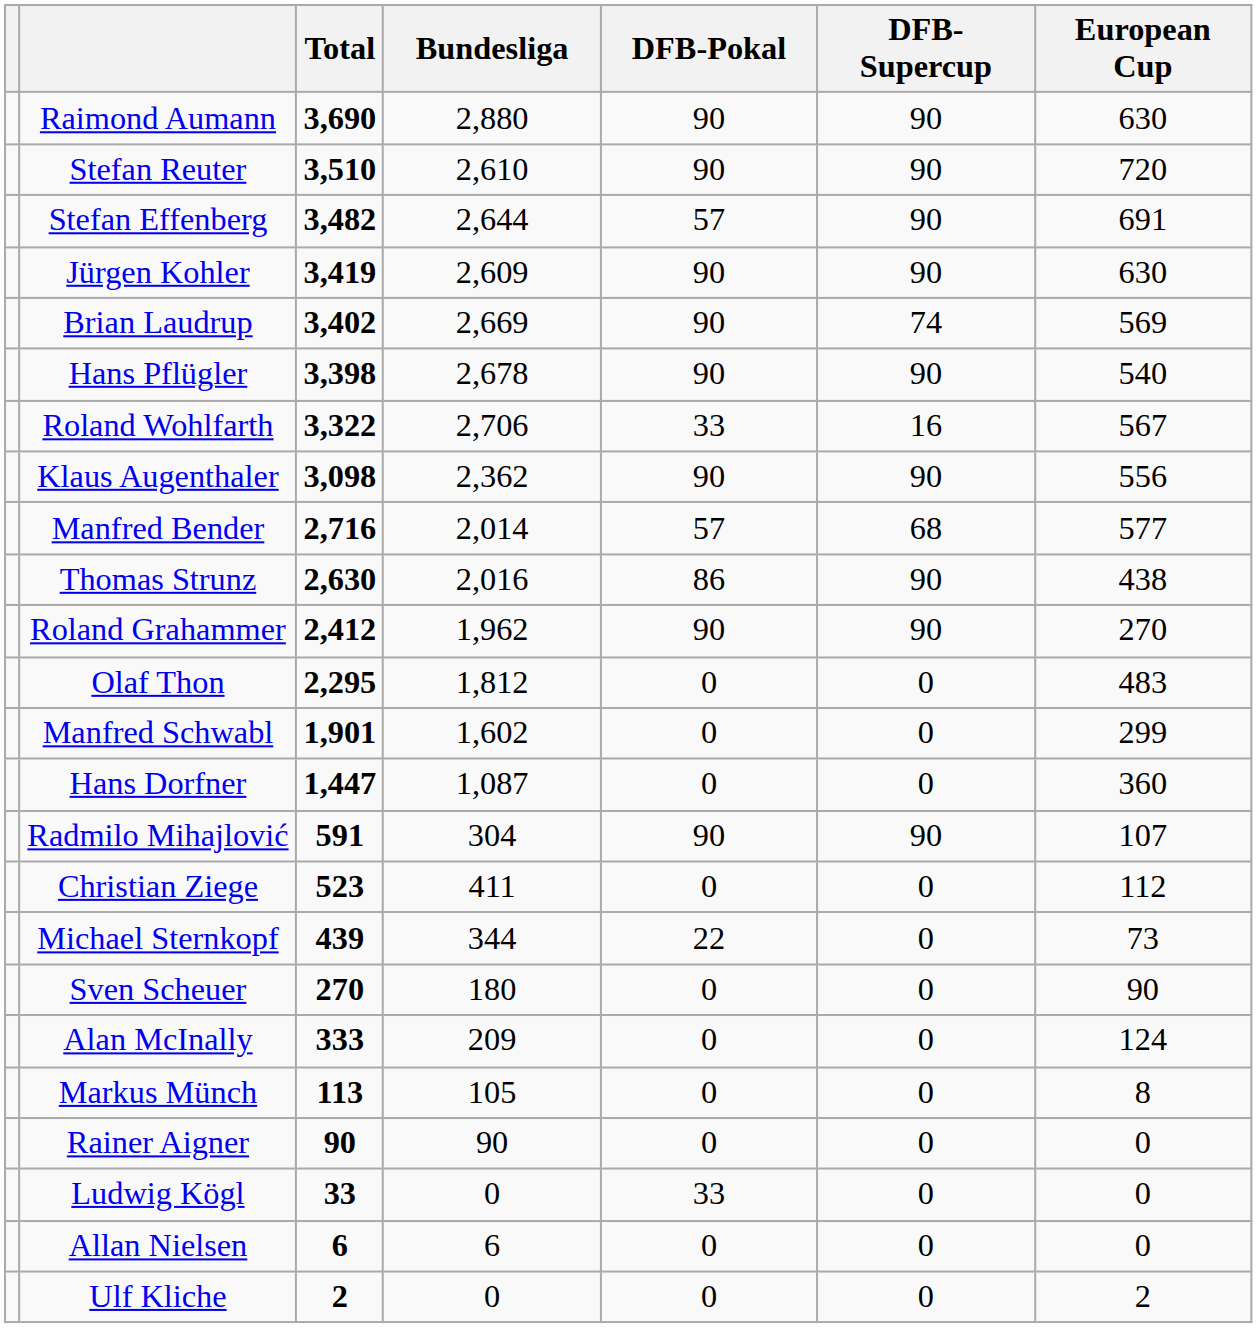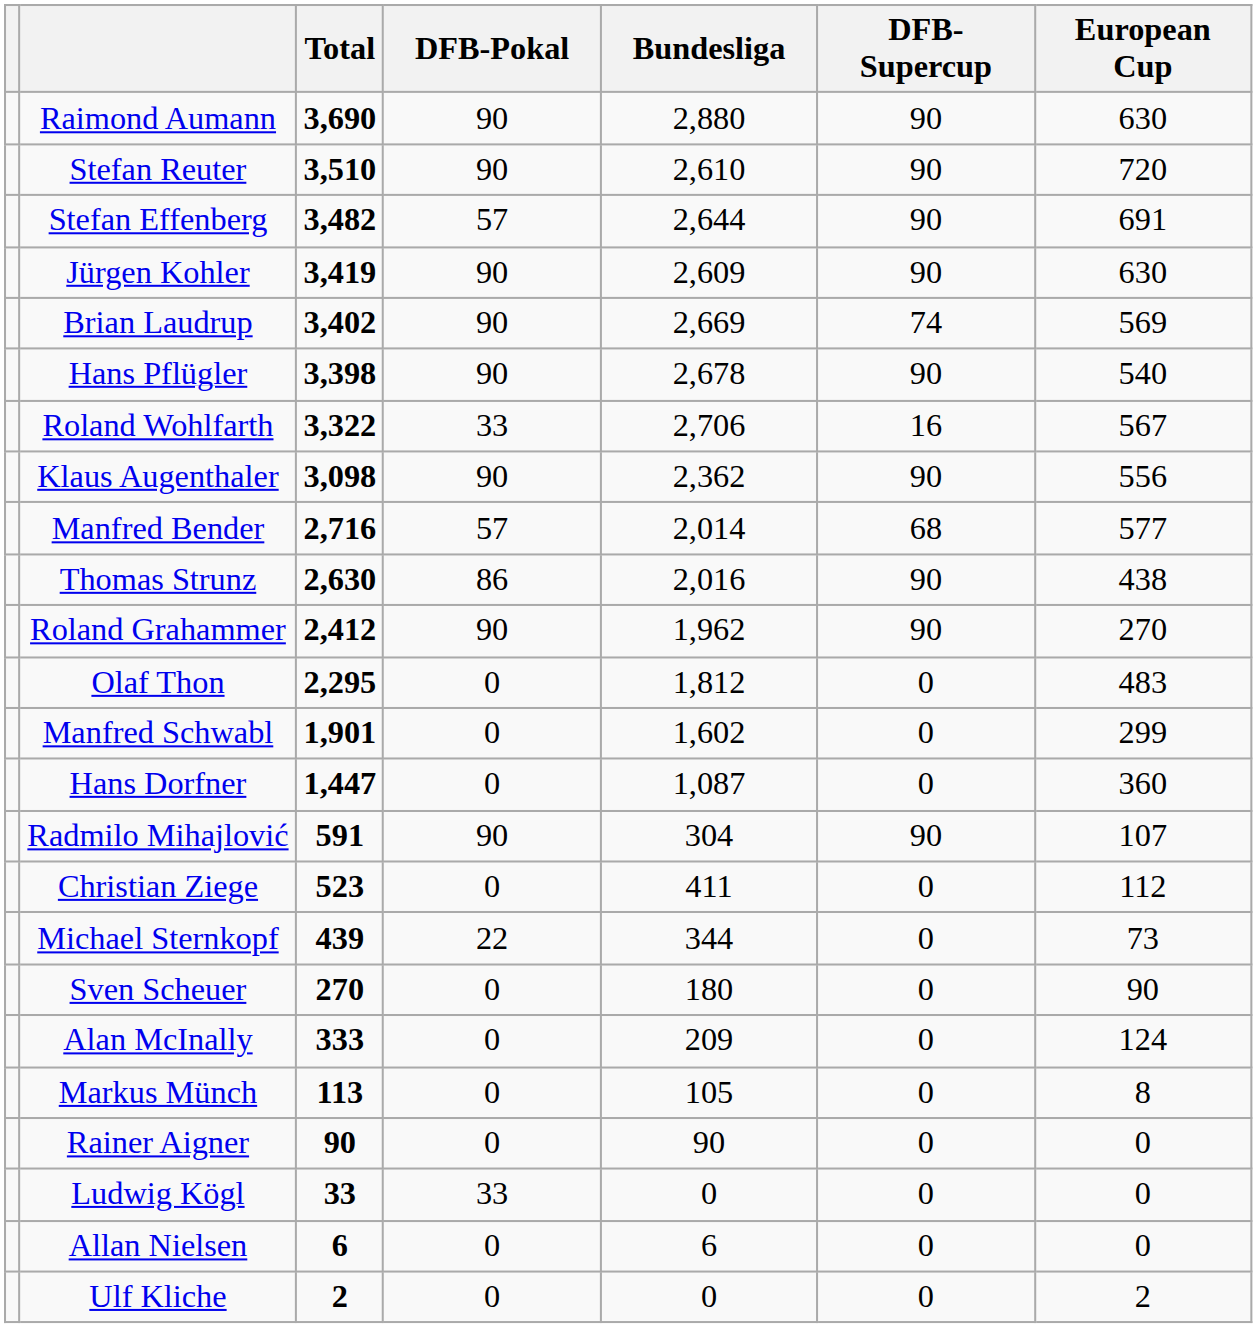columns swapped: (492, 48) <-> (709, 48)
